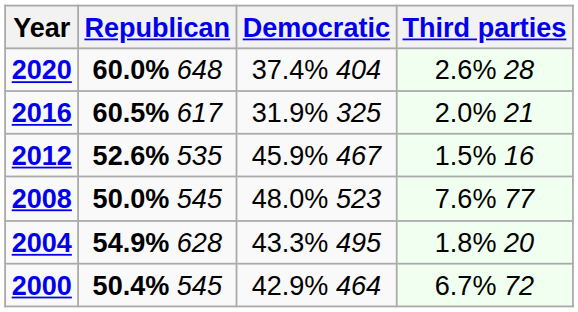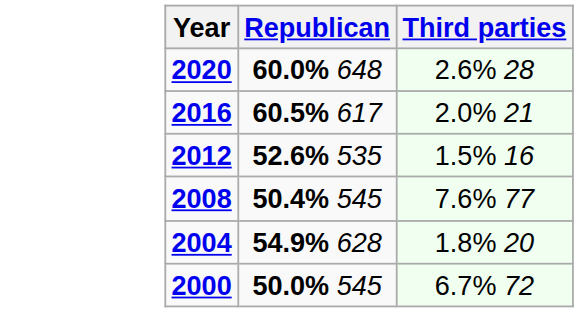- column: (316, 27)
(157, 199) 50.0% 545 -> (317, 199) 50.4% 545
(157, 284) 50.4% 545 -> (317, 284) 50.0% 545
